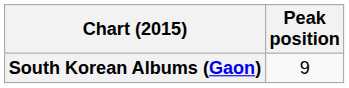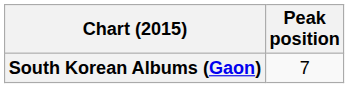(305, 67) 9 -> (305, 67) 7
